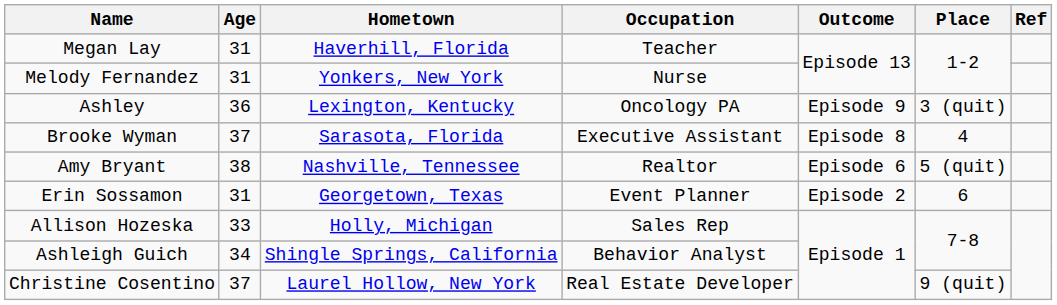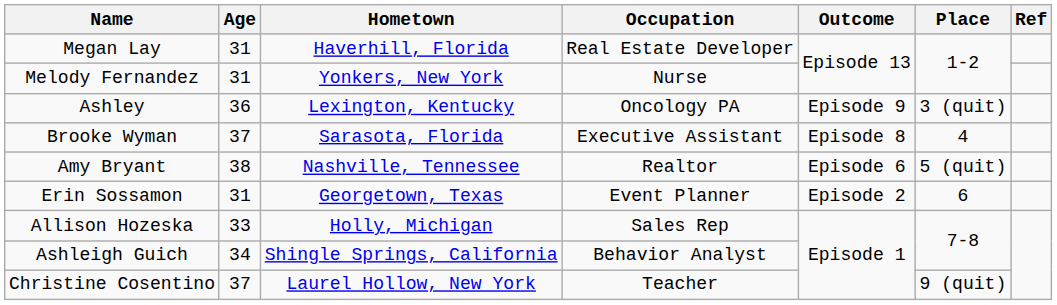(680, 49) Teacher -> (680, 49) Real Estate Developer
(680, 284) Real Estate Developer -> (680, 284) Teacher
